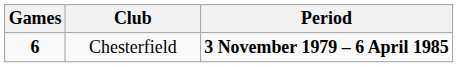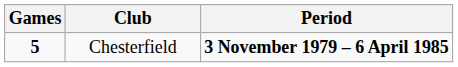(35, 47) 6 -> (35, 47) 5
